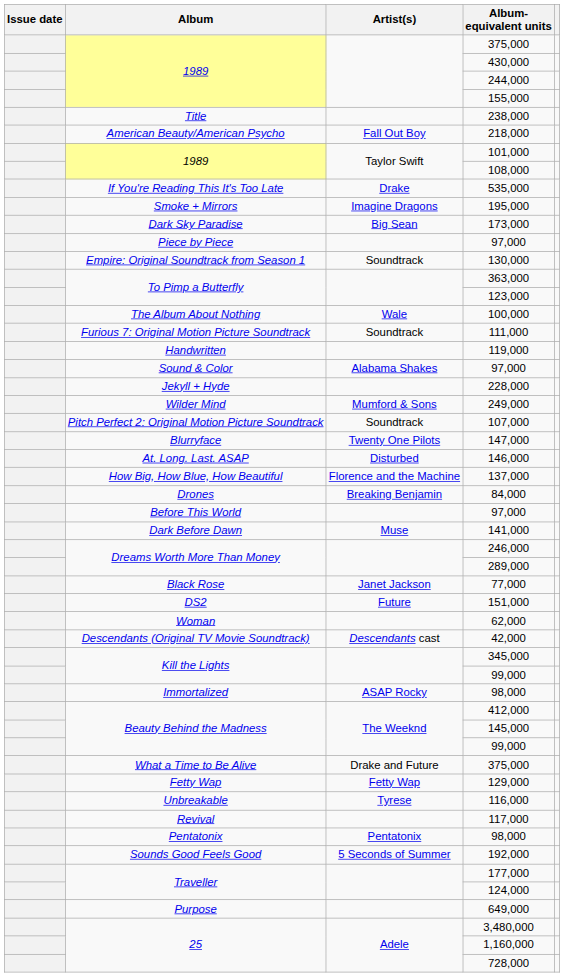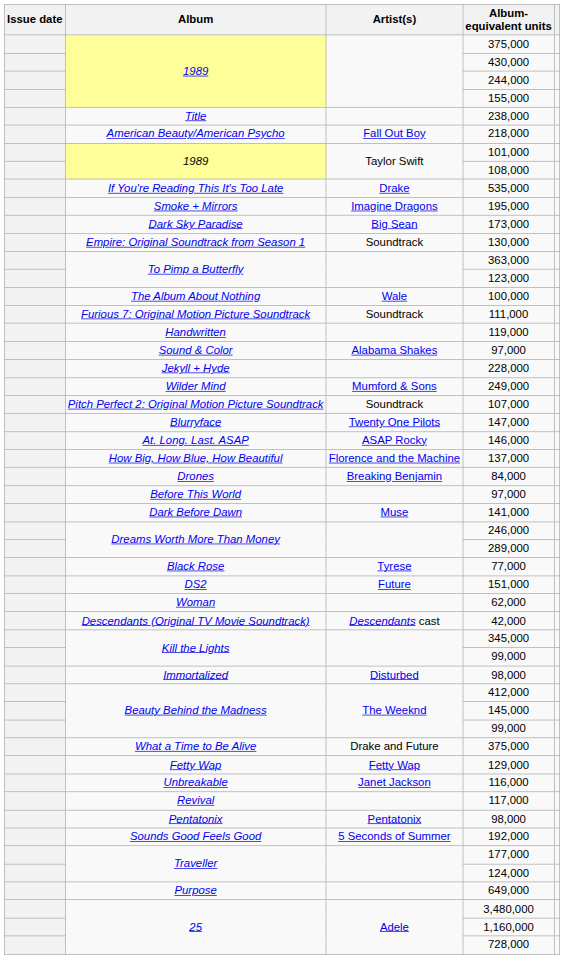- row: (196, 242)
(394, 458) Disturbed -> (394, 440) ASAP Rocky
(394, 584) Janet Jackson -> (394, 566) Tyrese
(394, 692) ASAP Rocky -> (394, 674) Disturbed
(394, 800) Tyrese -> (394, 782) Janet Jackson
